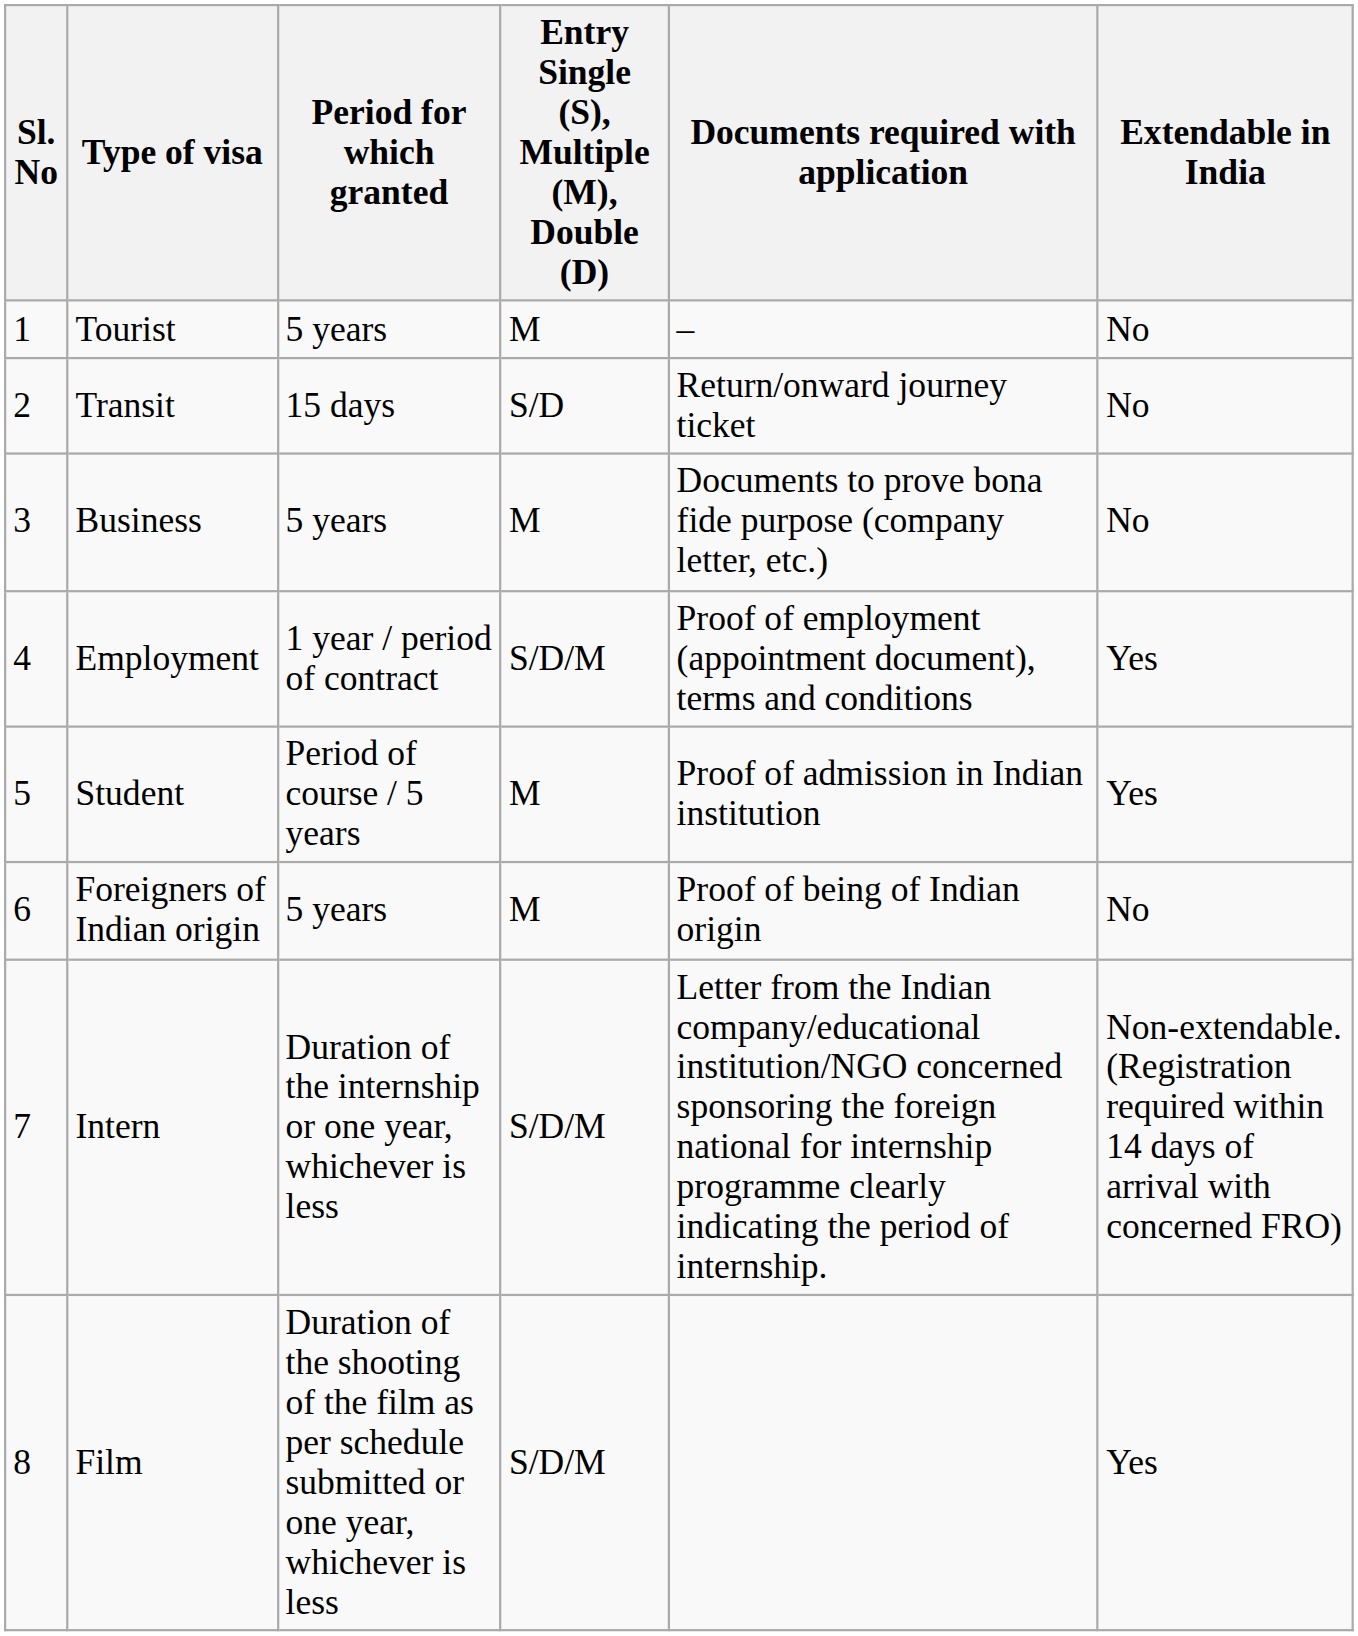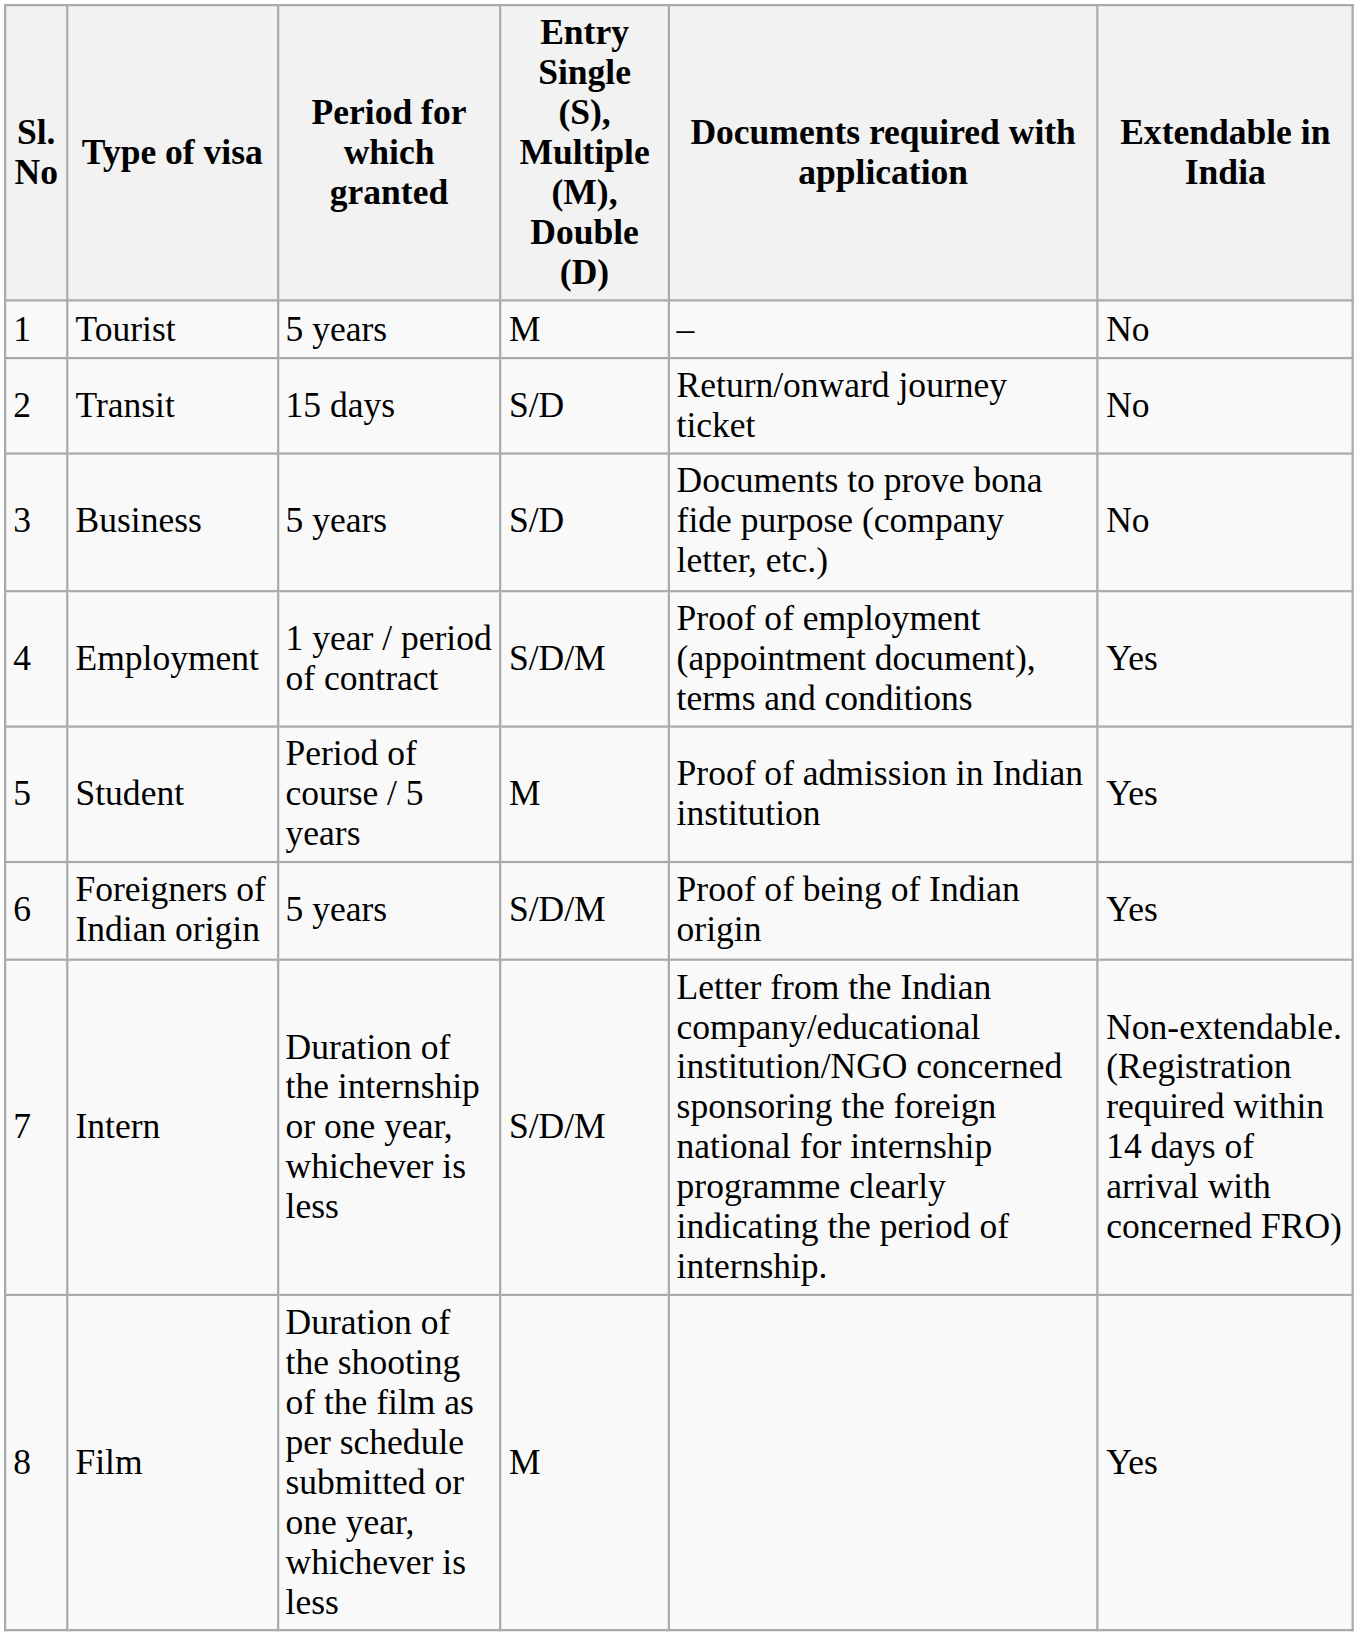(525, 521) M -> (537, 521) S/D
(525, 910) M -> (557, 910) S/D/M
(1128, 910) No -> (1132, 910) Yes
(557, 1462) S/D/M -> (525, 1462) M
